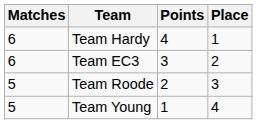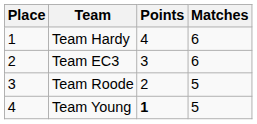columns swapped: (230, 15) <-> (37, 15)
(164, 107) normal -> (144, 107) bold
